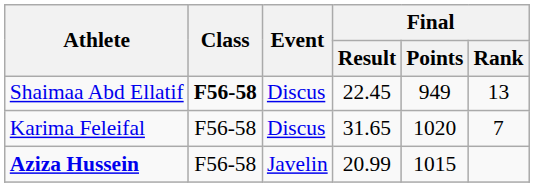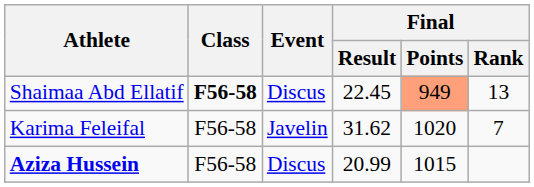(435, 93) no background -> (435, 93) lightsalmon background
(296, 128) Discus -> (297, 128) Javelin
(367, 128) 31.65 -> (367, 128) 31.62
(297, 164) Javelin -> (296, 164) Discus
